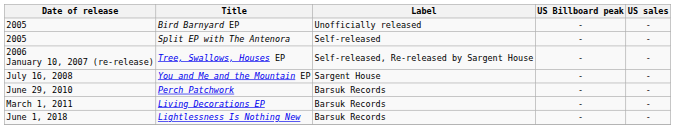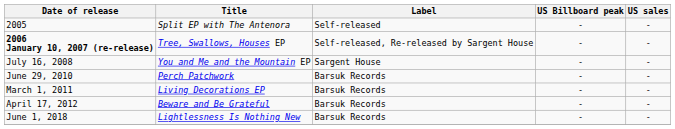- row: (199, 25)
(80, 57) normal -> (80, 44) bold
+ row: (214, 104)
